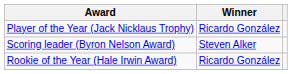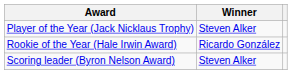(239, 28) Ricardo González -> (227, 28) Steven Alker
rows swapped: (92, 61) <-> (91, 45)
